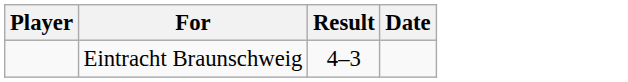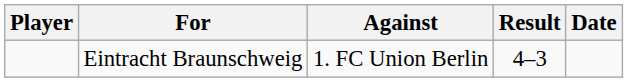+ column: (401, 22)
